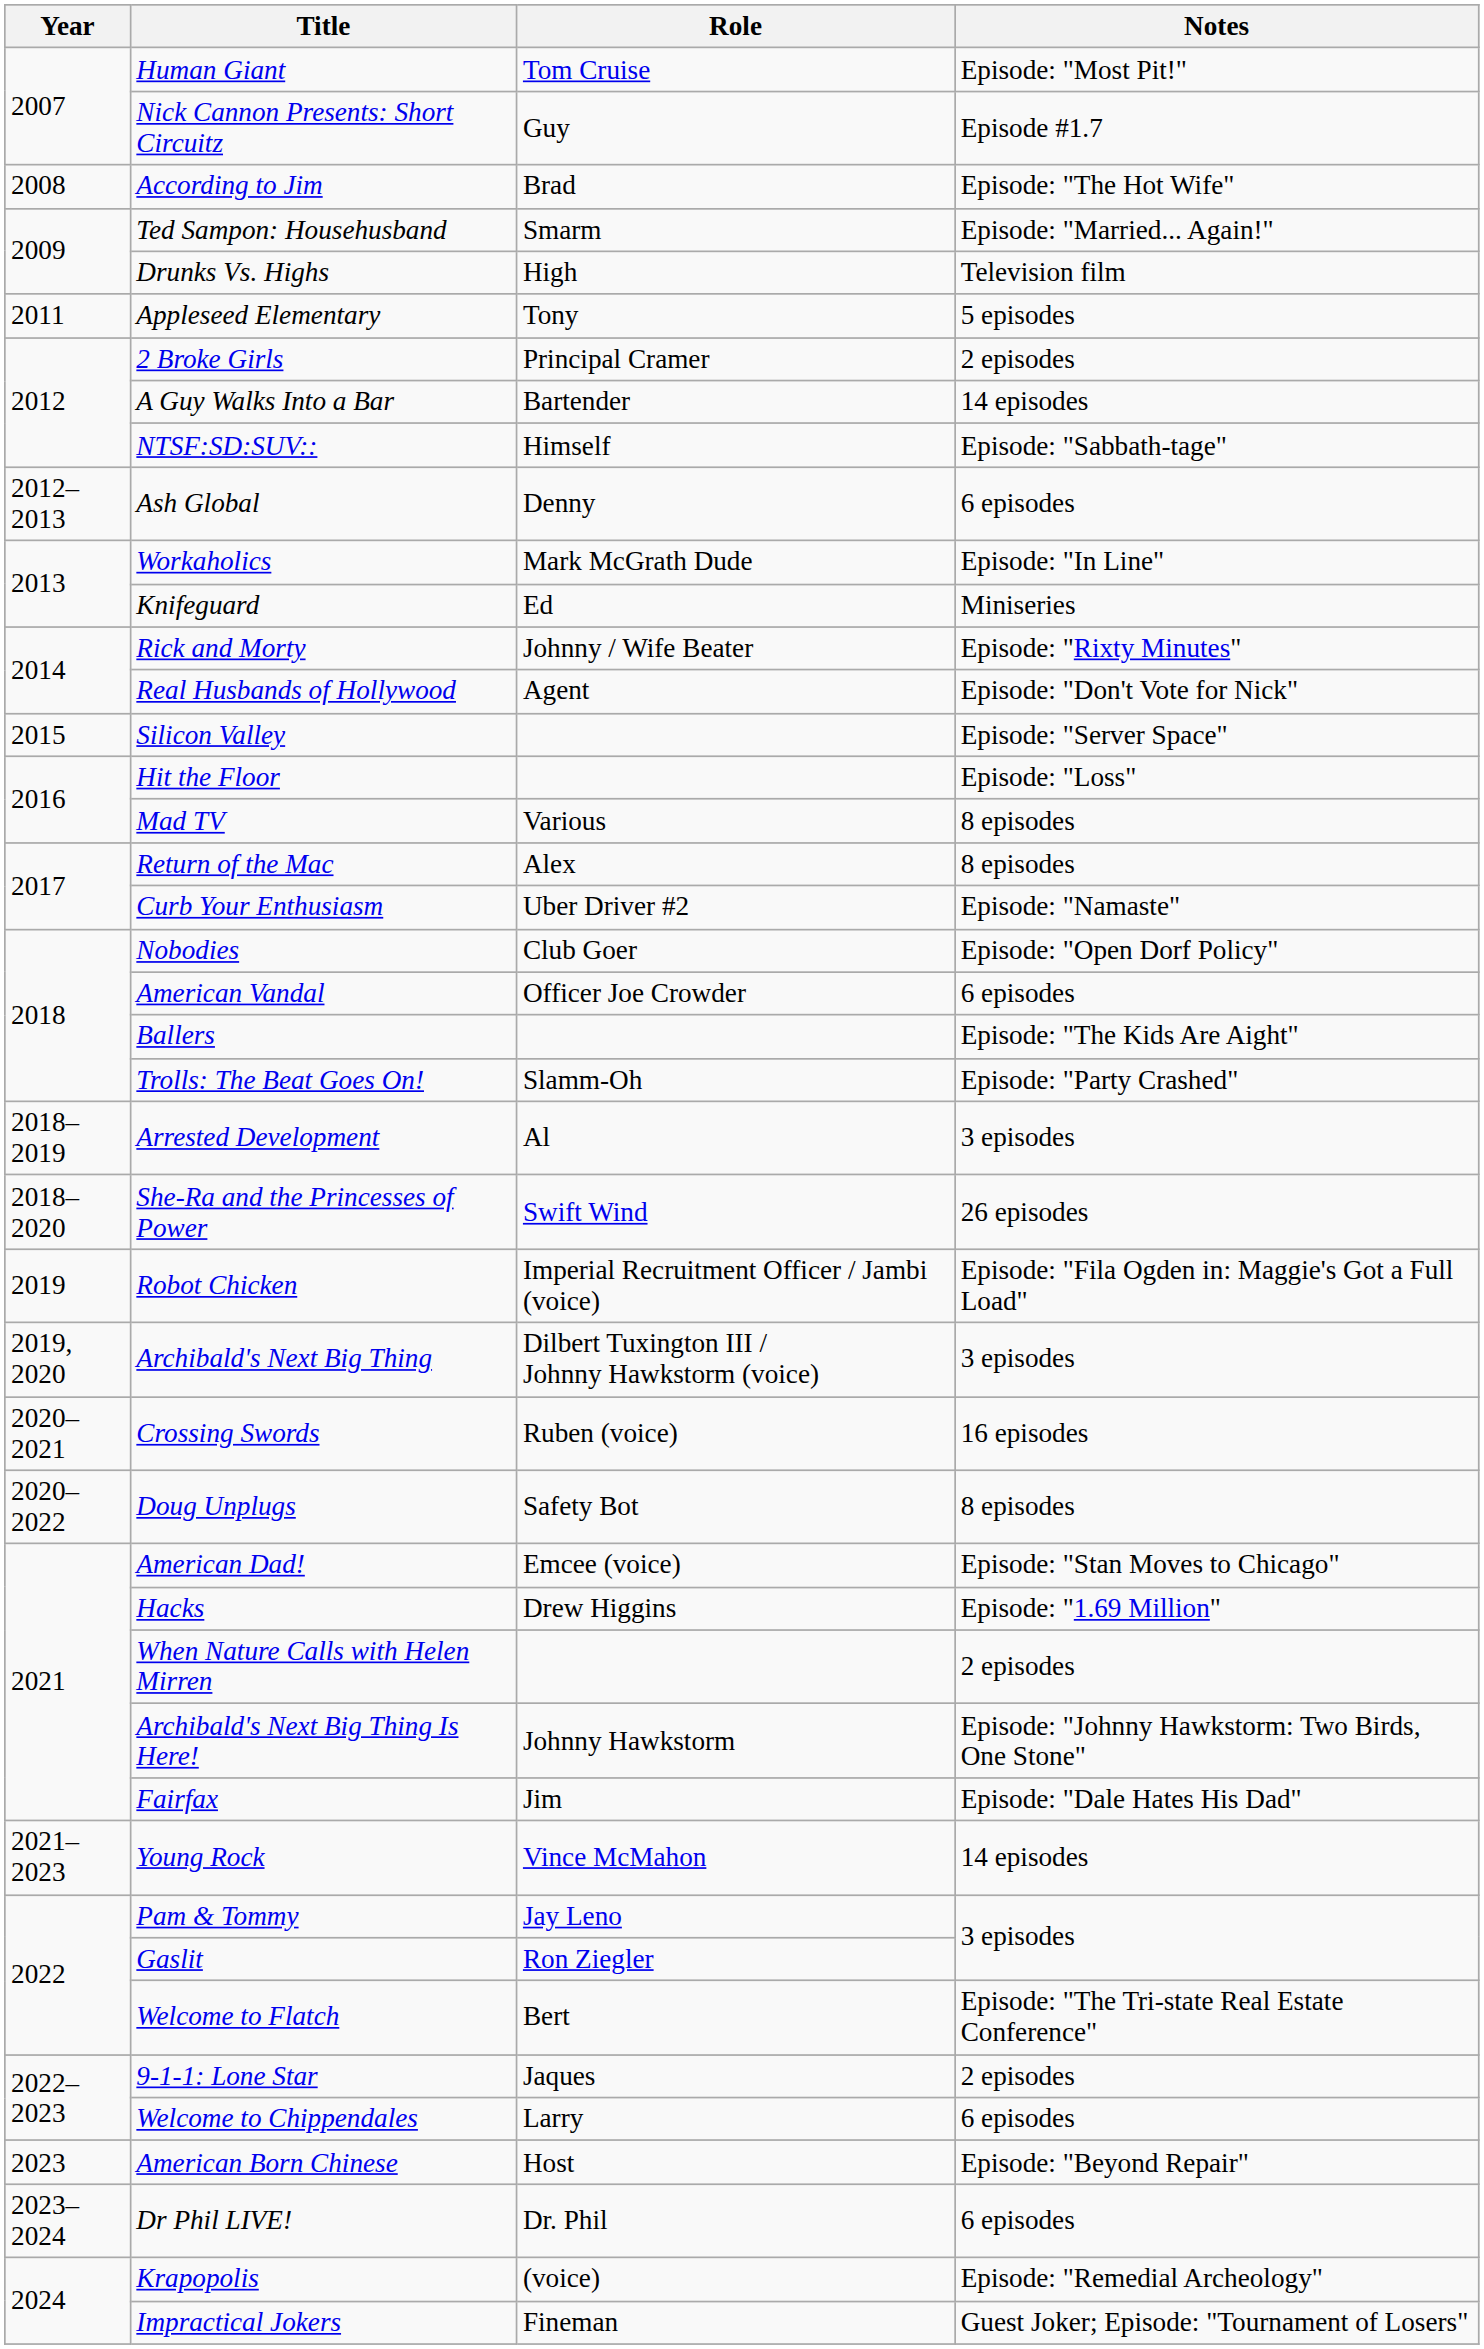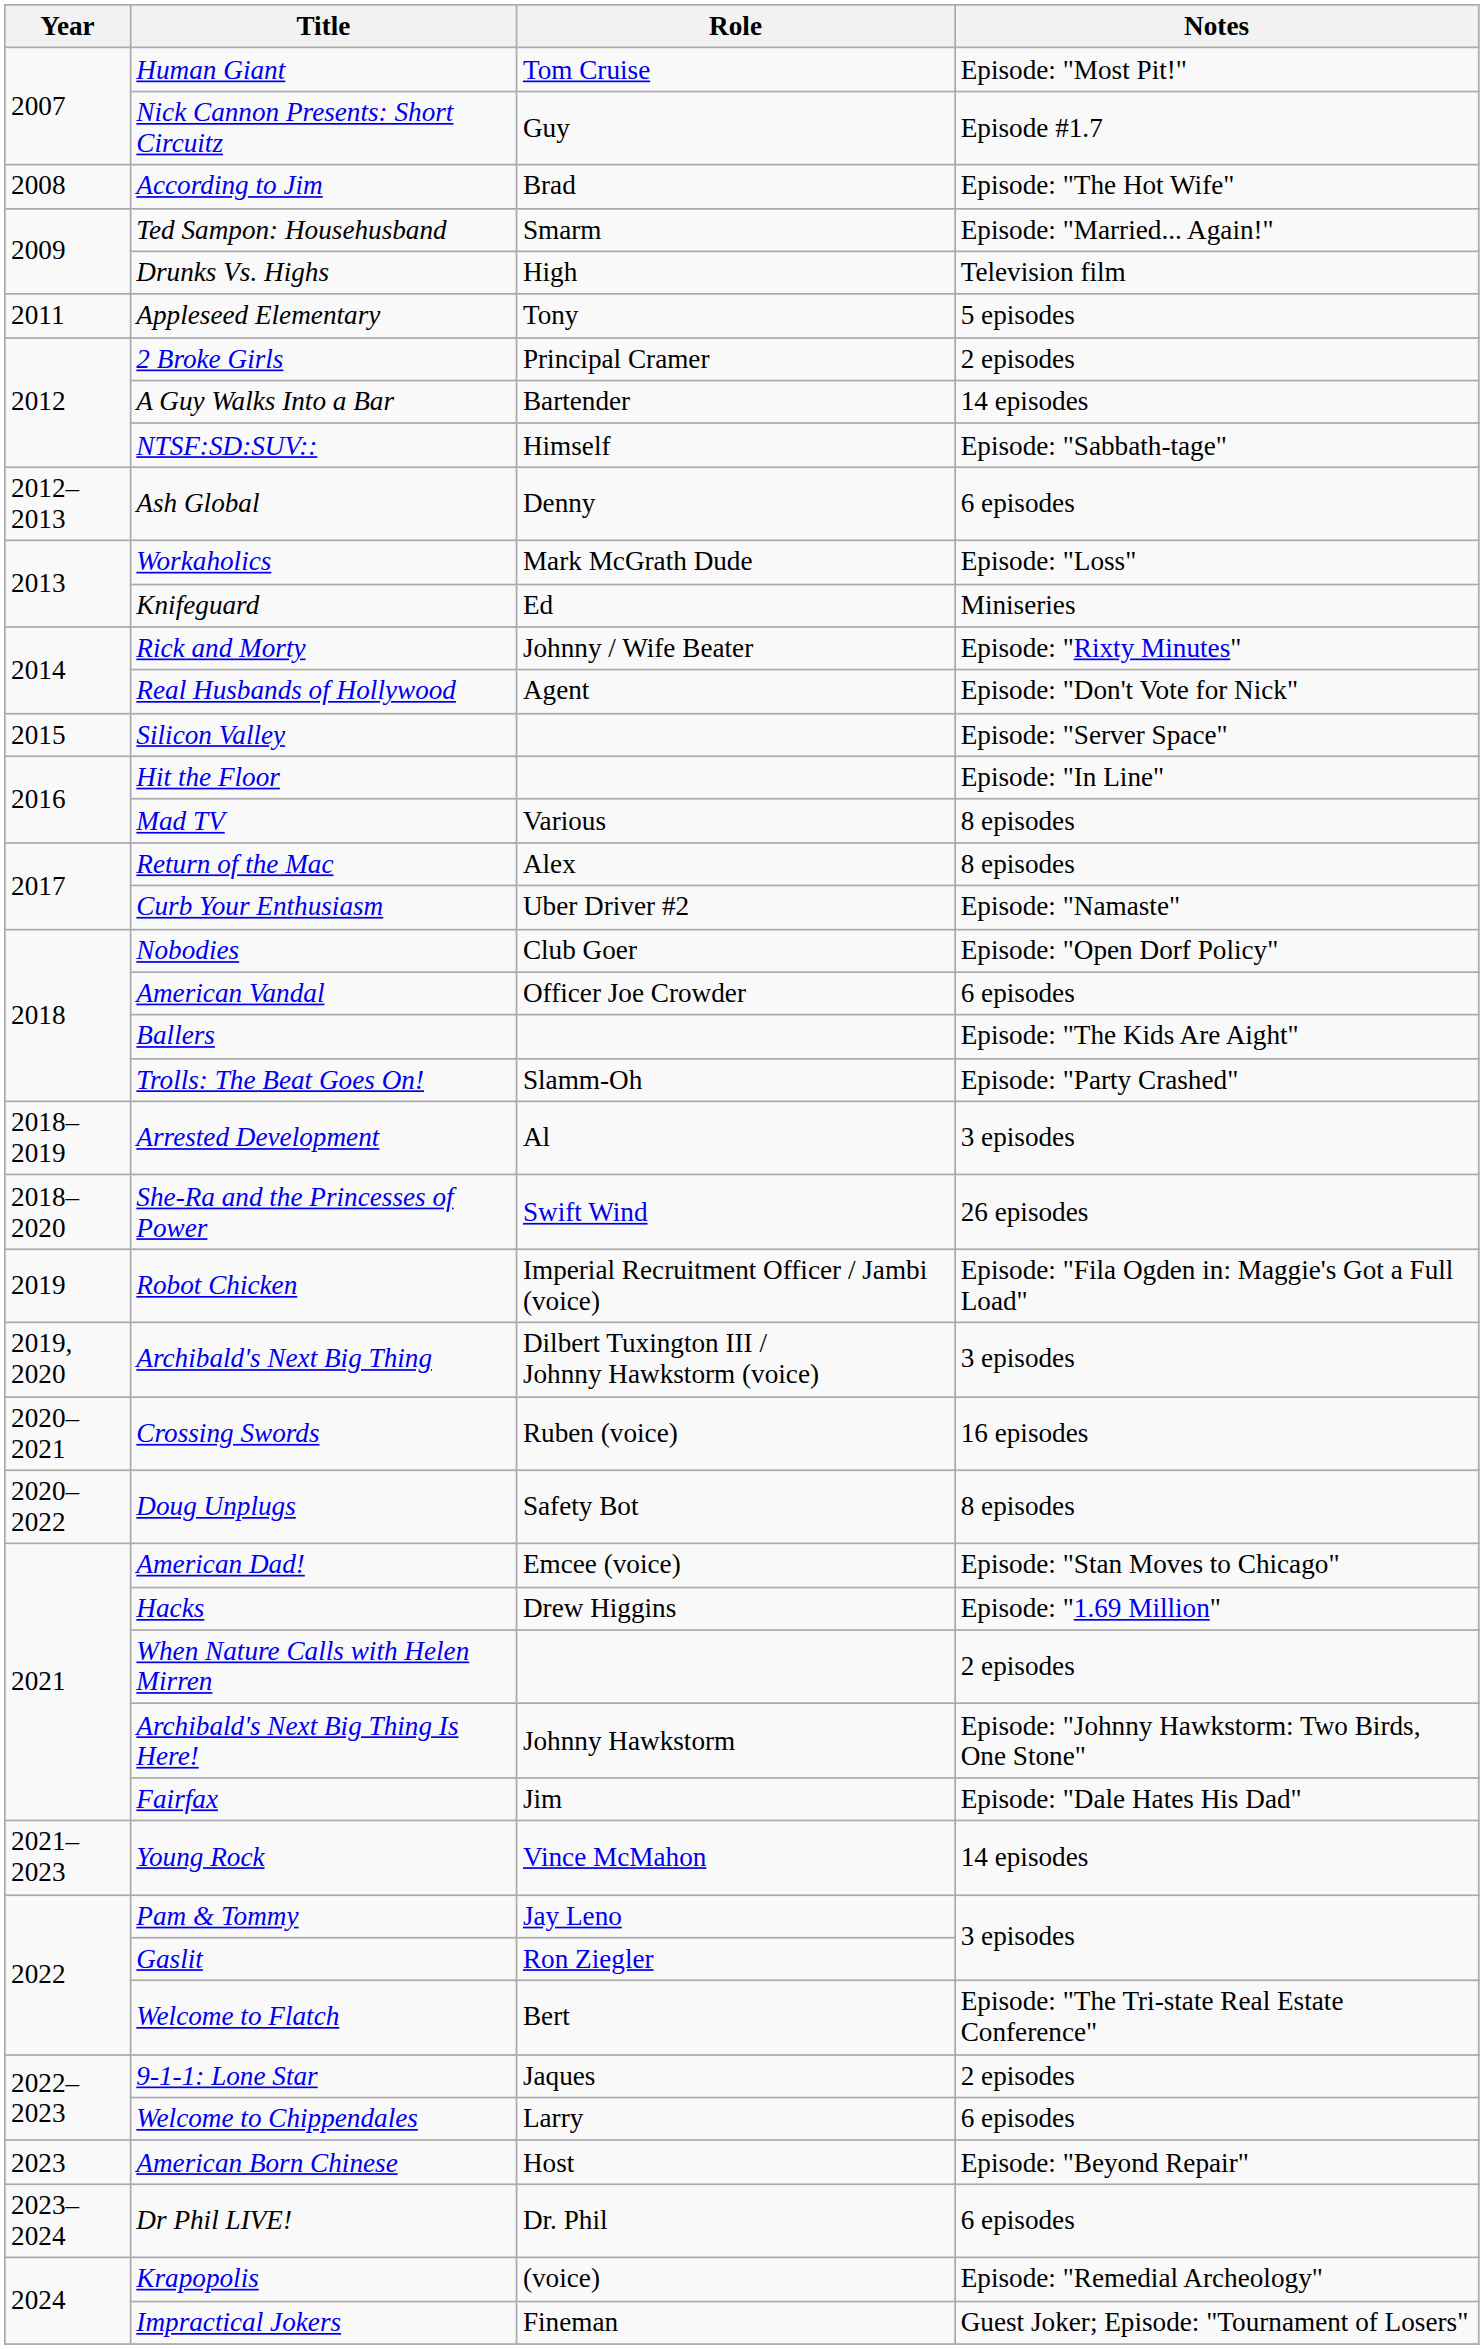(1062, 561) Episode: "In Line" -> (1048, 561) Episode: "Loss"
(1048, 777) Episode: "Loss" -> (1062, 777) Episode: "In Line"
